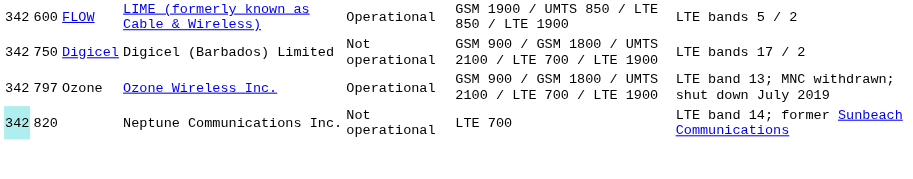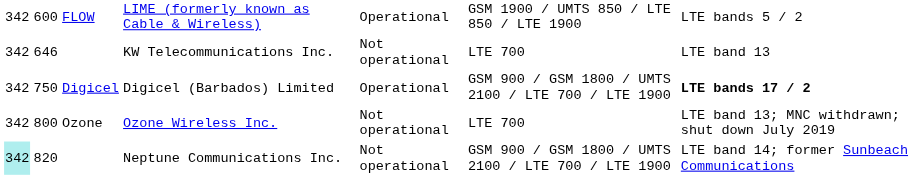+ row: (229, 52)
(391, 52) Not operational -> (404, 87) Operational
(741, 52) normal -> (746, 87) bold
(46, 87) 797 -> (46, 123) 800
(391, 87) Operational -> (404, 123) Not operational
(557, 87) GSM 900 / GSM 1800 / UMTS 2100 / LTE 700 / LTE 1900 -> (496, 123) LTE 700
(484, 123) LTE 700 -> (569, 158) GSM 900 / GSM 1800 / UMTS 2100 / LTE 700 / LTE 1900
